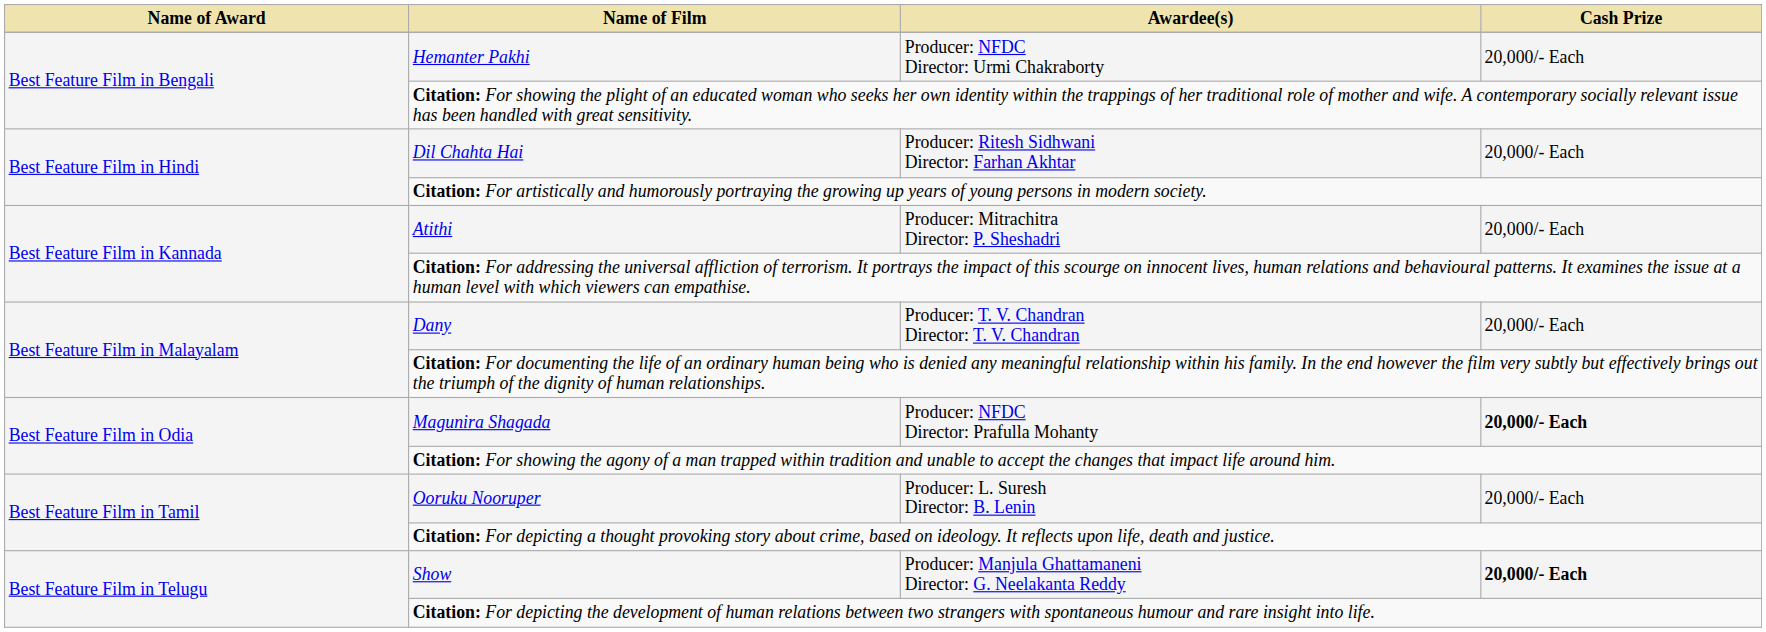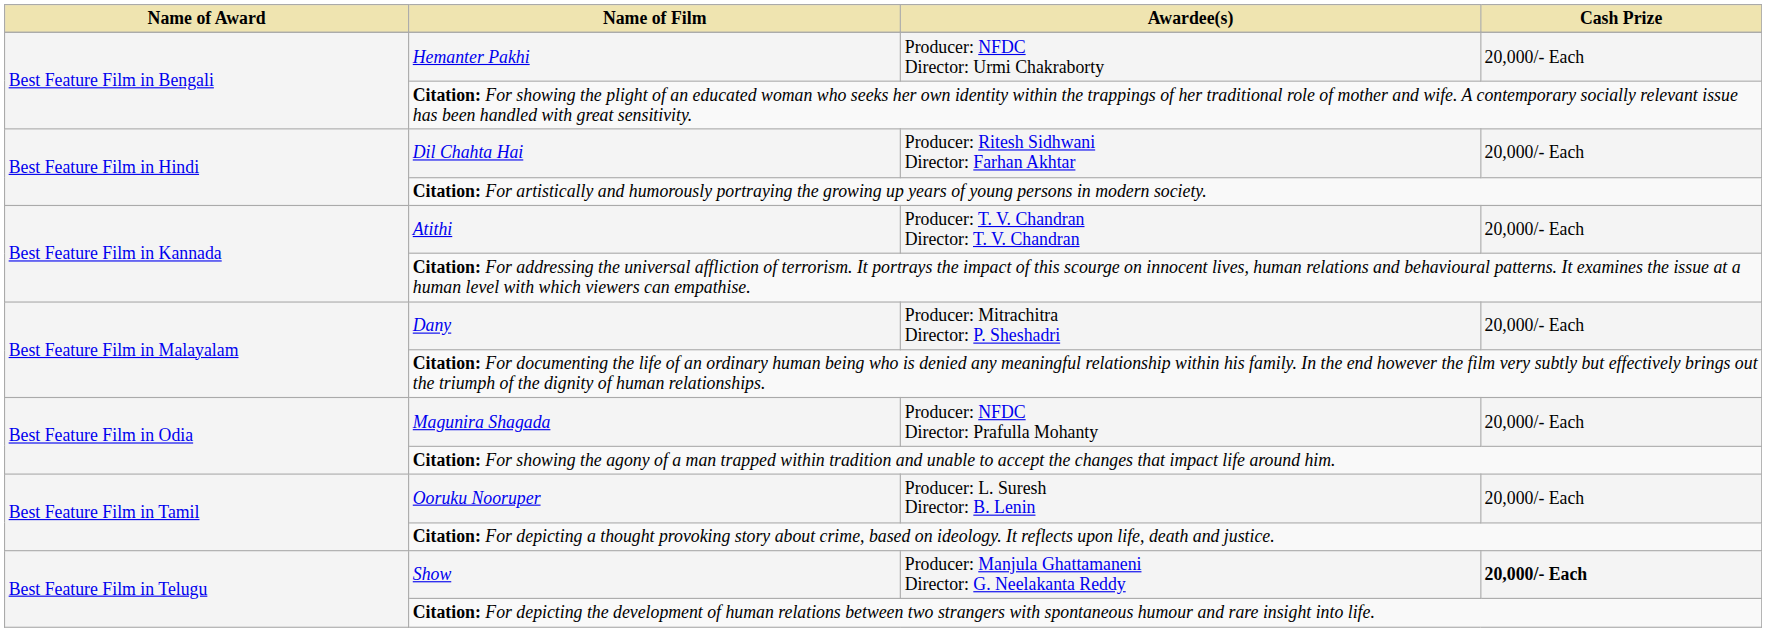(982, 229) Producer: Mitrachitra Director: P. Sheshadri -> (995, 229) Producer: T. V. Chandran Director: T. V. Chandran
(995, 325) Producer: T. V. Chandran Director: T. V. Chandran -> (982, 325) Producer: Mitrachitra Director: P. Sheshadri
(1536, 421) bold -> (1534, 421) normal
